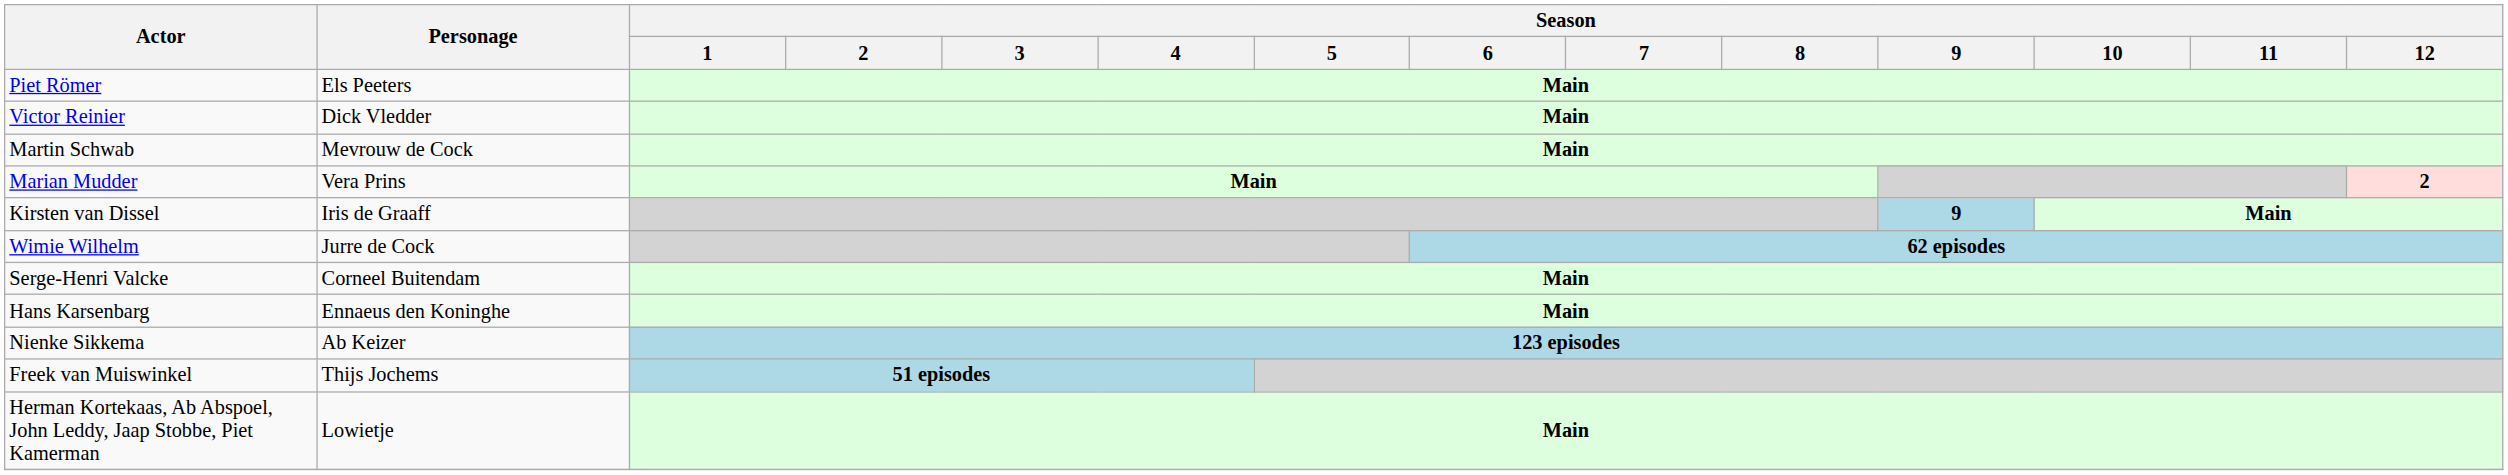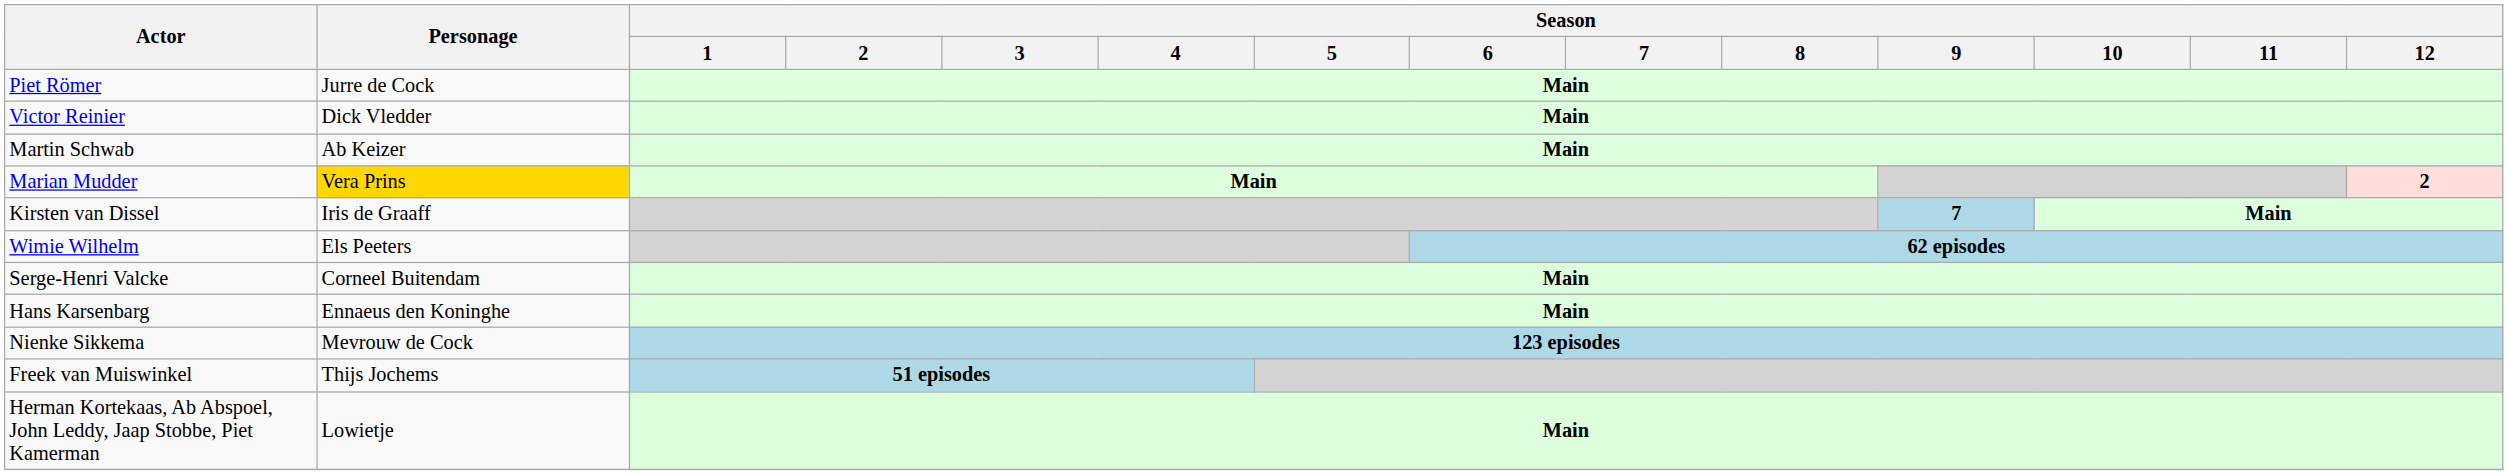(366, 85) Els Peeters -> (378, 85) Jurre de Cock
(397, 149) Mevrouw de Cock -> (364, 149) Ab Keizer
(364, 181) no background -> (364, 181) gold background
(1956, 213) 9 -> (1956, 213) 7
(378, 246) Jurre de Cock -> (366, 246) Els Peeters
(364, 342) Ab Keizer -> (397, 342) Mevrouw de Cock
